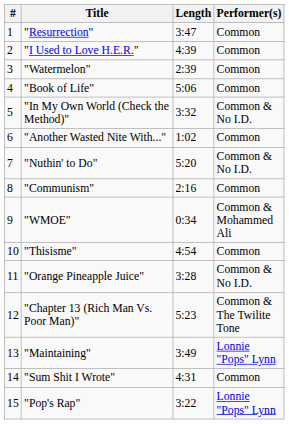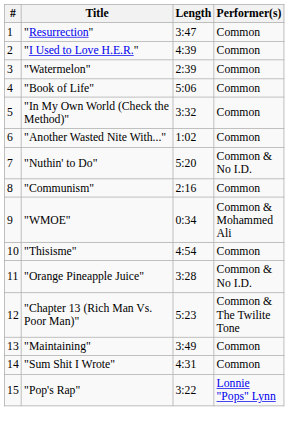(244, 112) Common & No I.D. -> (238, 112) Common
(246, 353) Lonnie "Pops" Lynn -> (238, 346) Common
